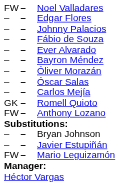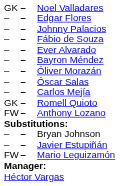(11, 7) FW -> (11, 7) GK
